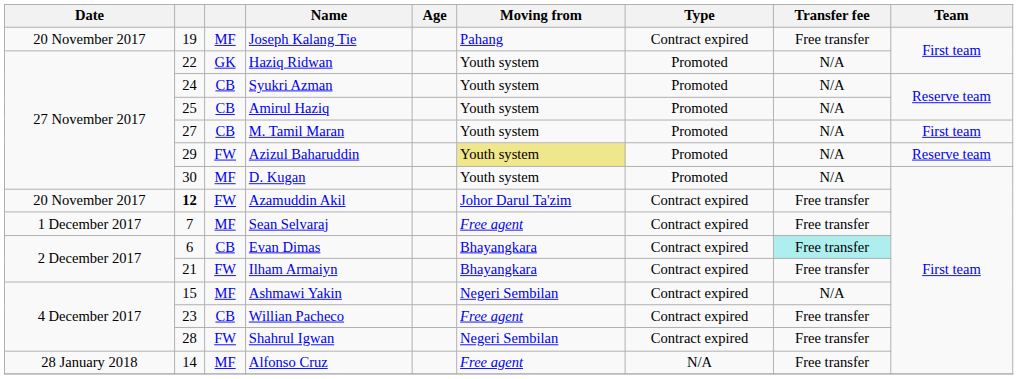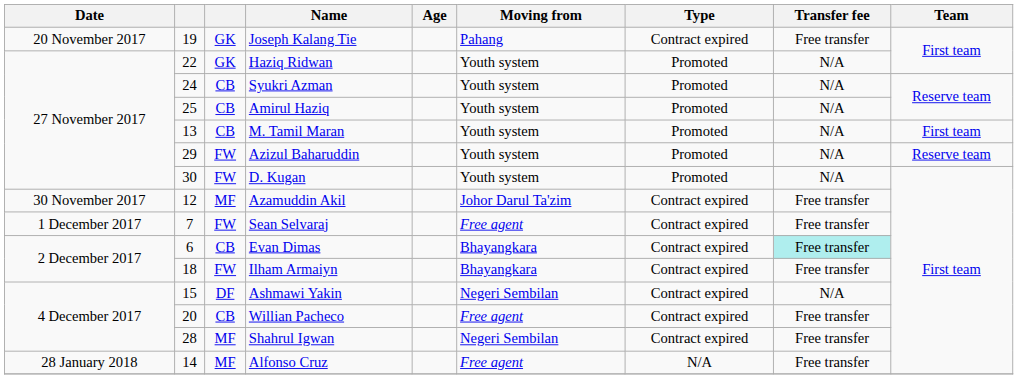(225, 39) MF -> (225, 39) GK
(190, 131) 27 -> (190, 131) 13
(500, 154) khaki background -> (500, 154) no background
(225, 177) MF -> (225, 177) FW
(89, 200) 20 November 2017 -> (89, 200) 30 November 2017
(190, 200) bold -> (190, 200) normal
(225, 200) FW -> (225, 200) MF
(225, 223) MF -> (225, 223) FW
(190, 270) 21 -> (190, 270) 18
(225, 293) MF -> (225, 293) DF
(190, 316) 23 -> (190, 316) 20
(225, 339) FW -> (225, 339) MF
